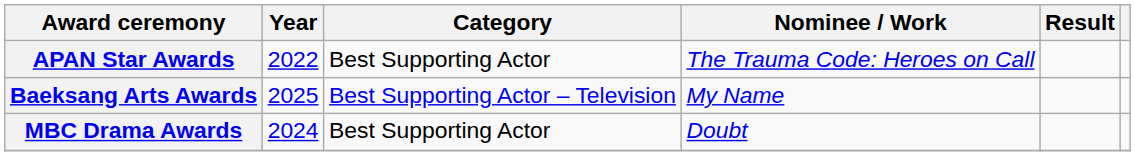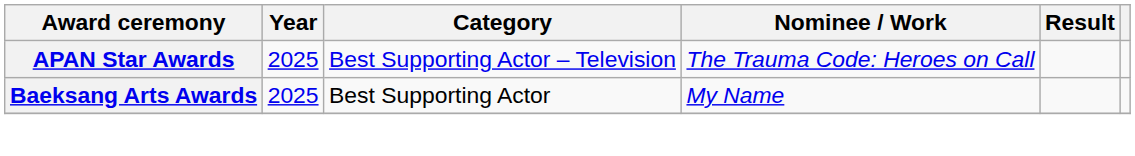(293, 58) 2022 -> (293, 58) 2025
(440, 58) Best Supporting Actor -> (503, 58) Best Supporting Actor – Television
(503, 95) Best Supporting Actor – Television -> (440, 95) Best Supporting Actor
- row: (134, 131)
